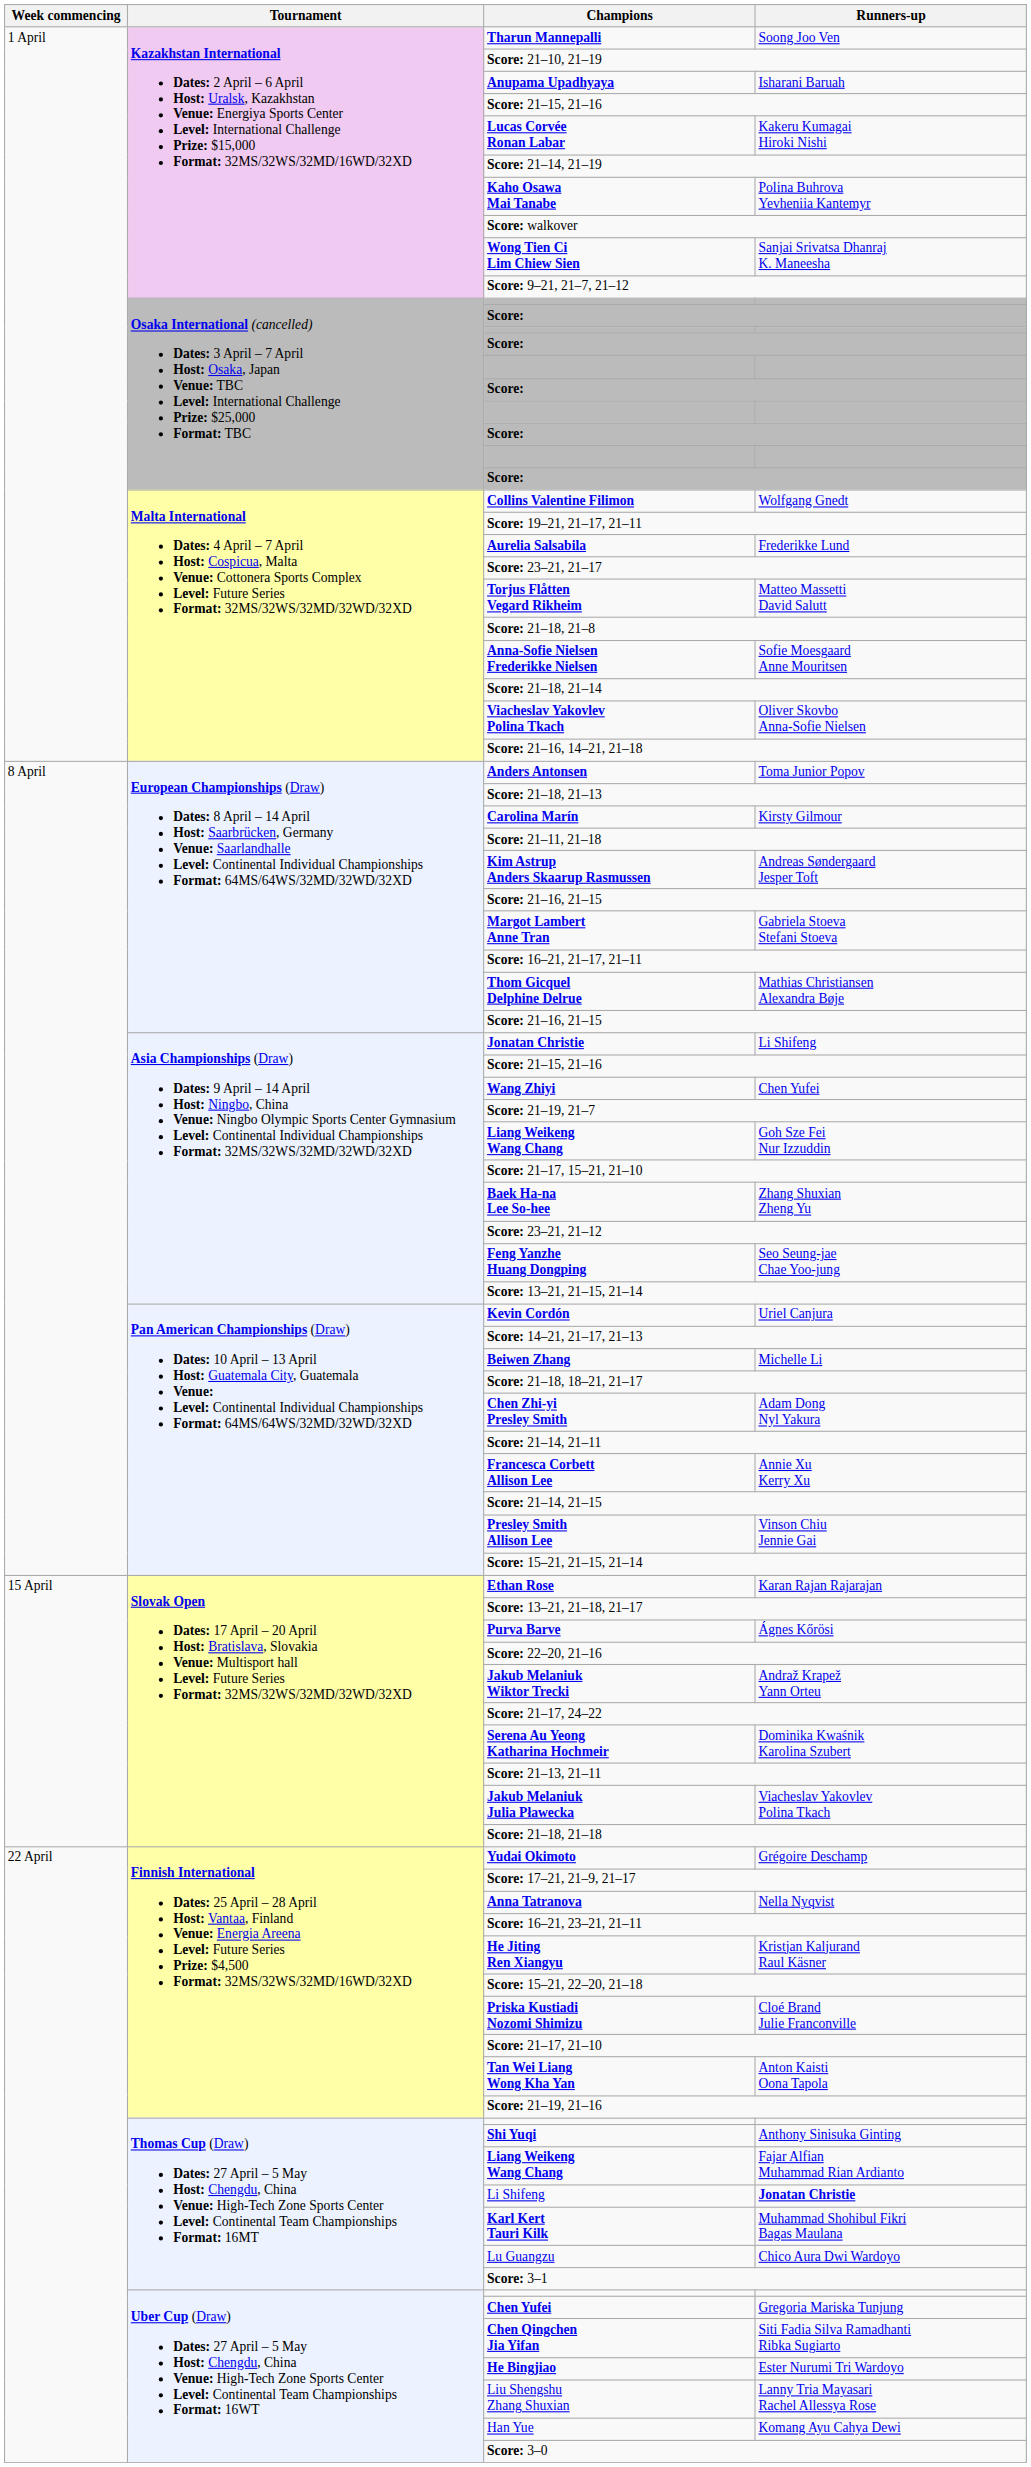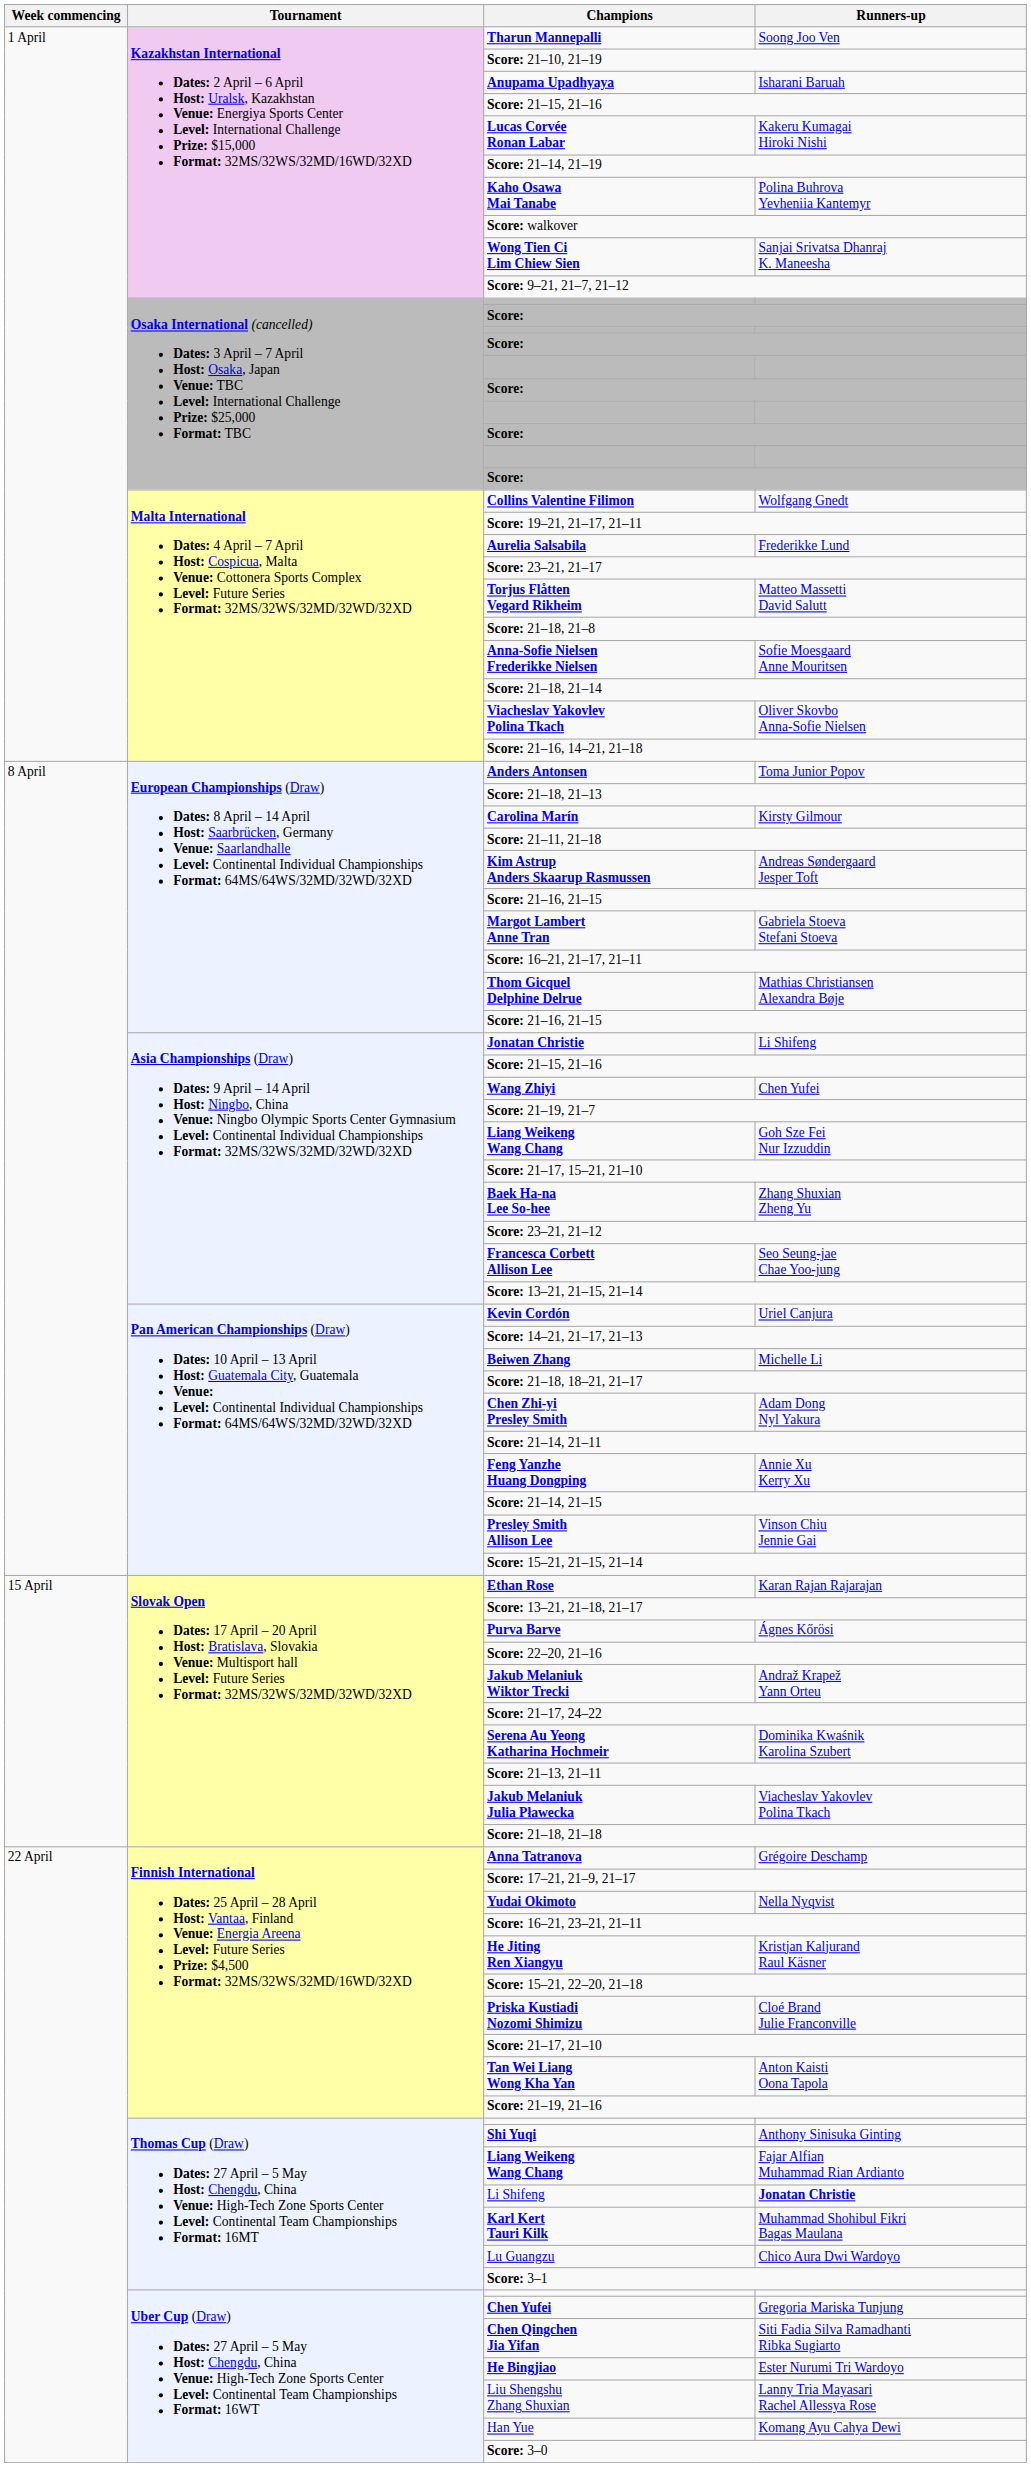(537, 1262) Feng Yanzhe Huang Dongping -> (541, 1262) Francesca Corbett Allison Lee
(541, 1472) Francesca Corbett Allison Lee -> (537, 1472) Feng Yanzhe Huang Dongping
(531, 1857) Yudai Okimoto -> (534, 1857) Anna Tatranova
(534, 1902) Anna Tatranova -> (531, 1902) Yudai Okimoto
